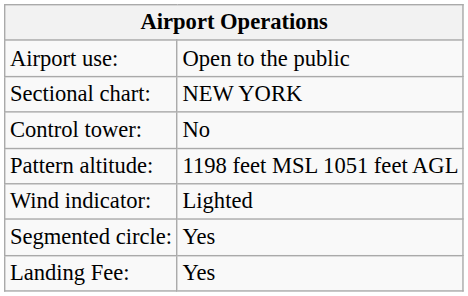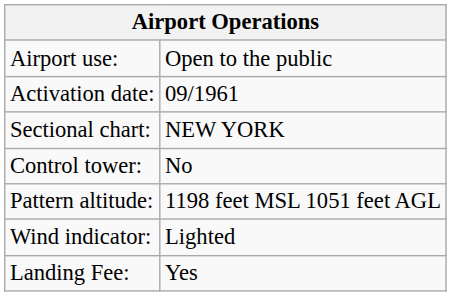+ row: (82, 93)
- row: (91, 237)
